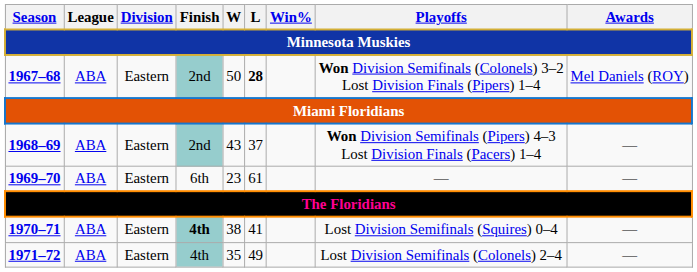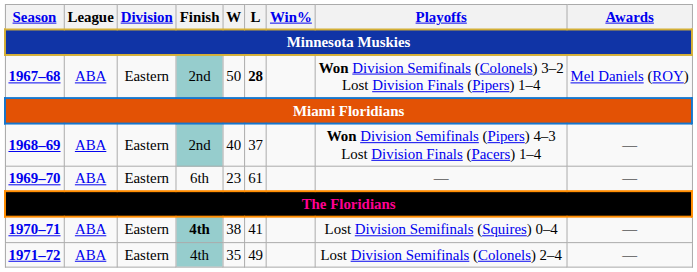(234, 145) 43 -> (234, 145) 40
